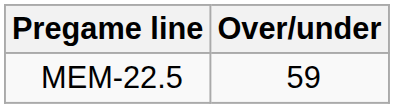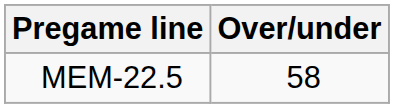(299, 77) 59 -> (299, 77) 58
